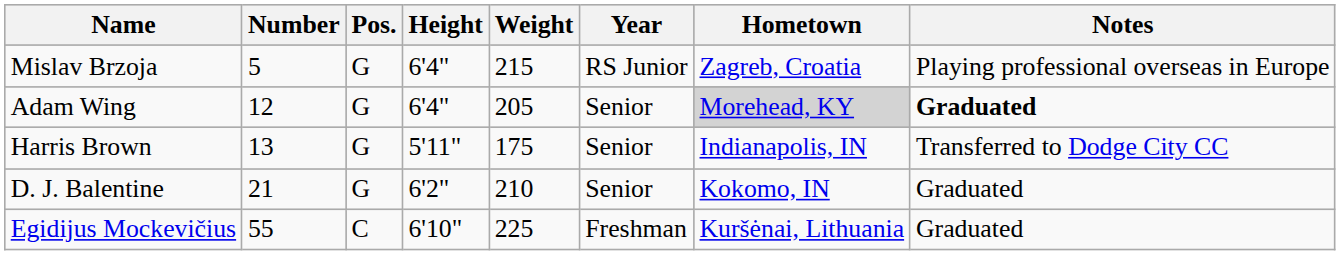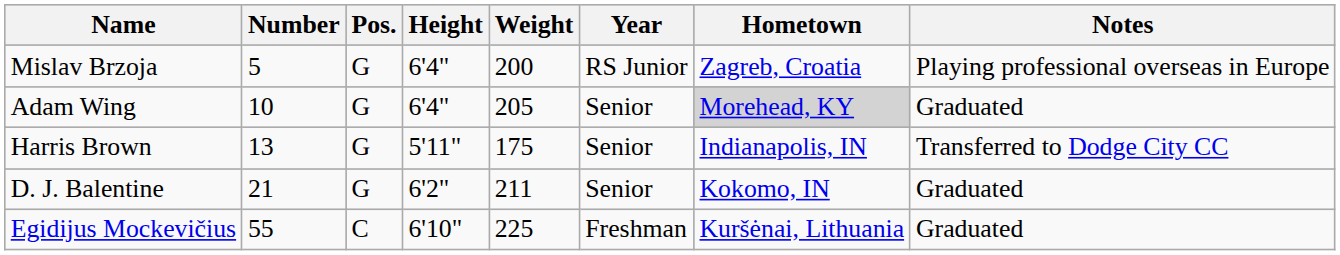(514, 65) 215 -> (514, 65) 200
(261, 106) 12 -> (261, 106) 10
(976, 106) bold -> (970, 106) normal
(514, 188) 210 -> (514, 188) 211
